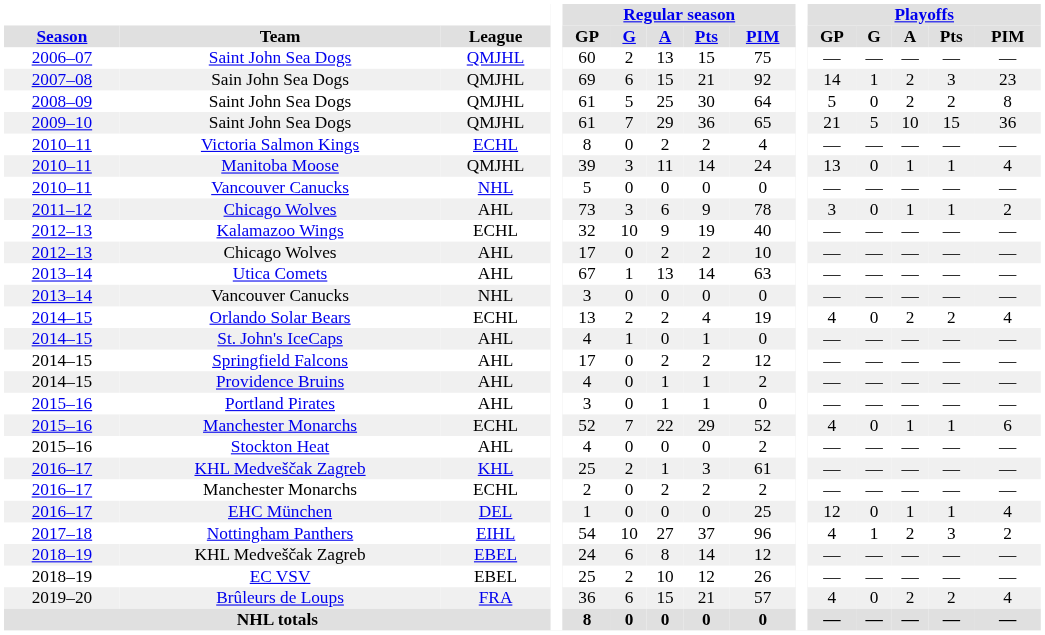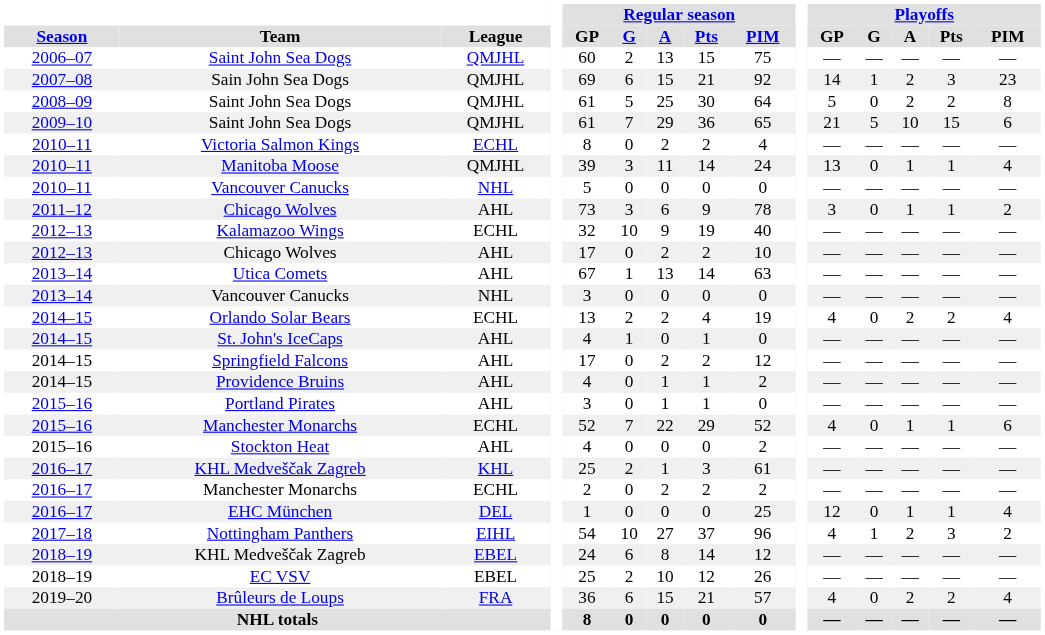(1008, 122) 36 -> (1008, 122) 6
